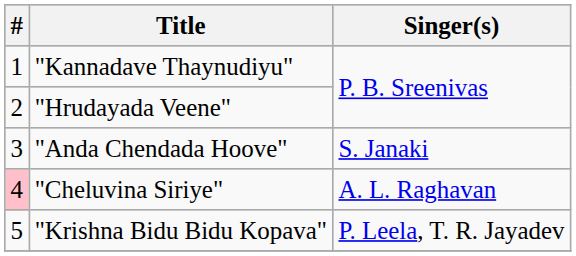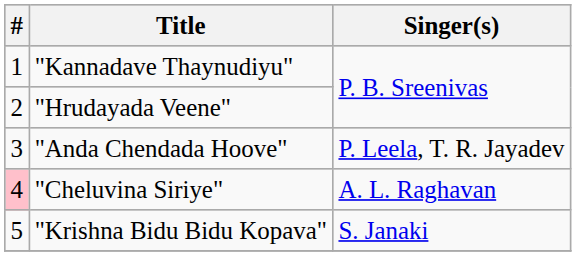(383, 148) S. Janaki -> (451, 148) P. Leela, T. R. Jayadev
(451, 230) P. Leela, T. R. Jayadev -> (383, 230) S. Janaki
